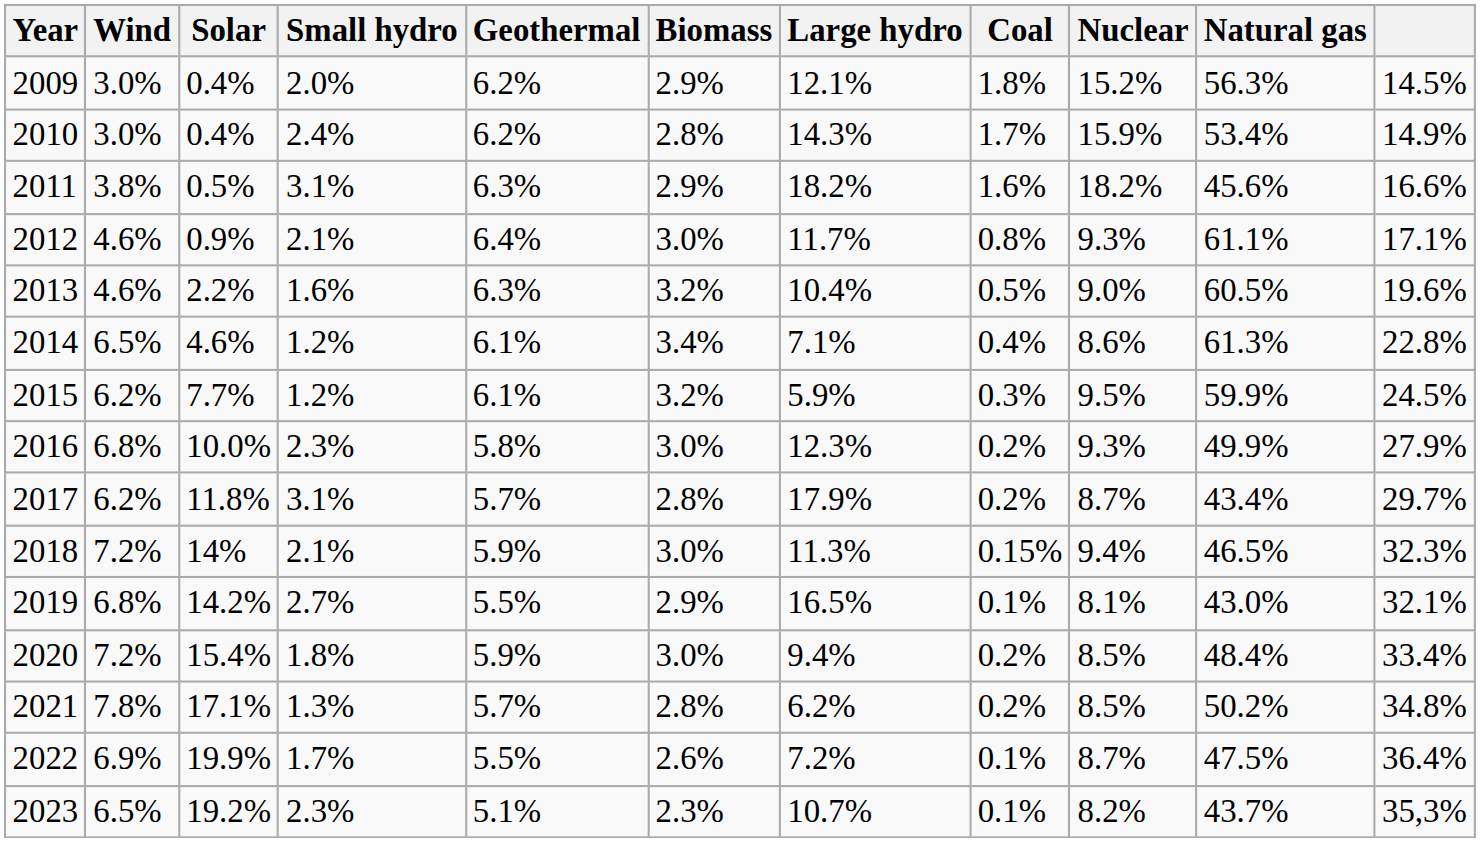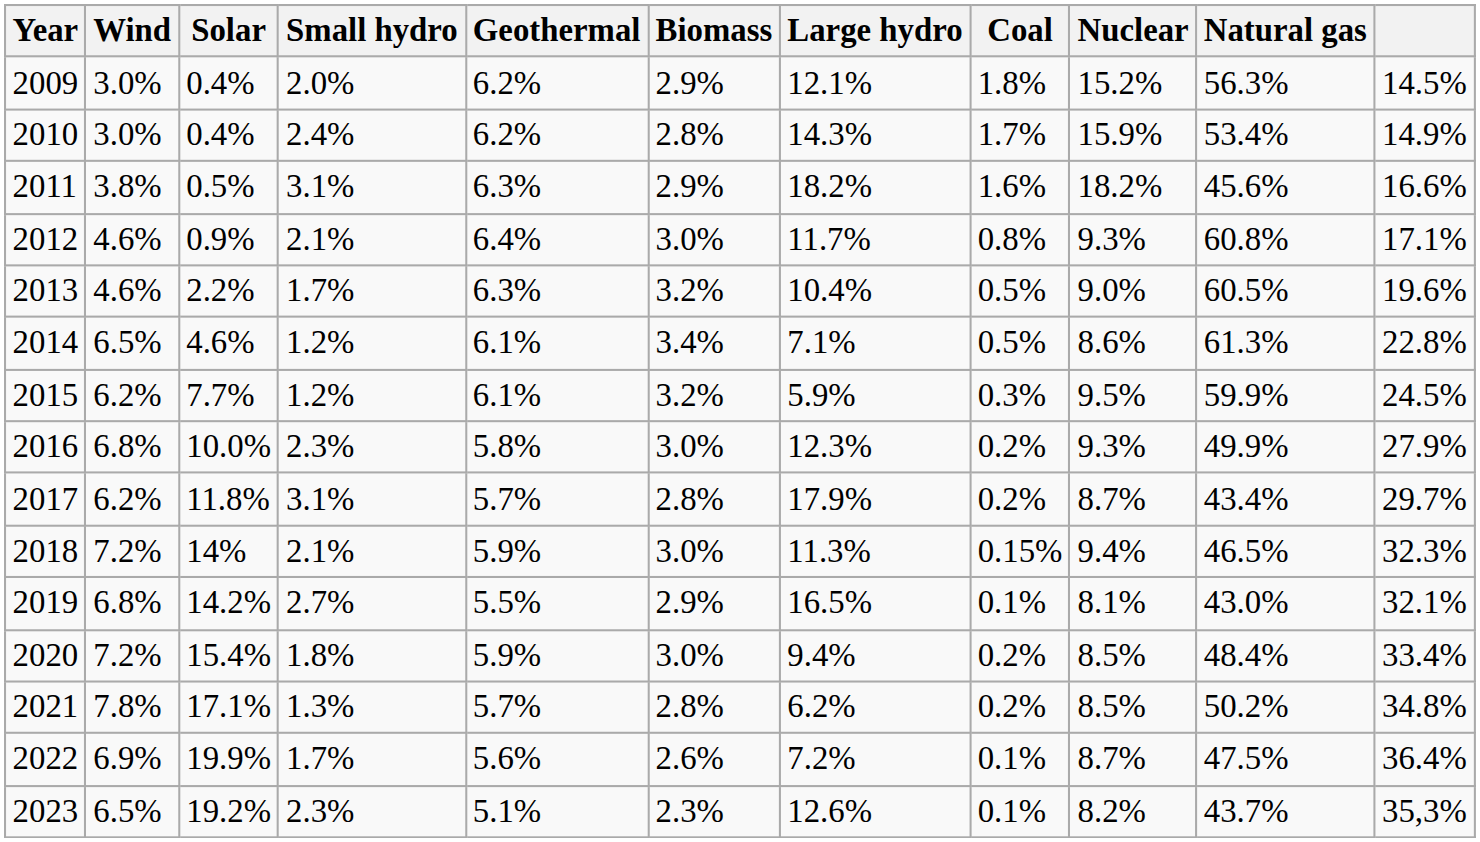(1246, 238) 61.1% -> (1246, 238) 60.8%
(320, 290) 1.6% -> (320, 290) 1.7%
(1012, 342) 0.4% -> (1012, 342) 0.5%
(507, 758) 5.5% -> (507, 758) 5.6%
(830, 810) 10.7% -> (830, 810) 12.6%
